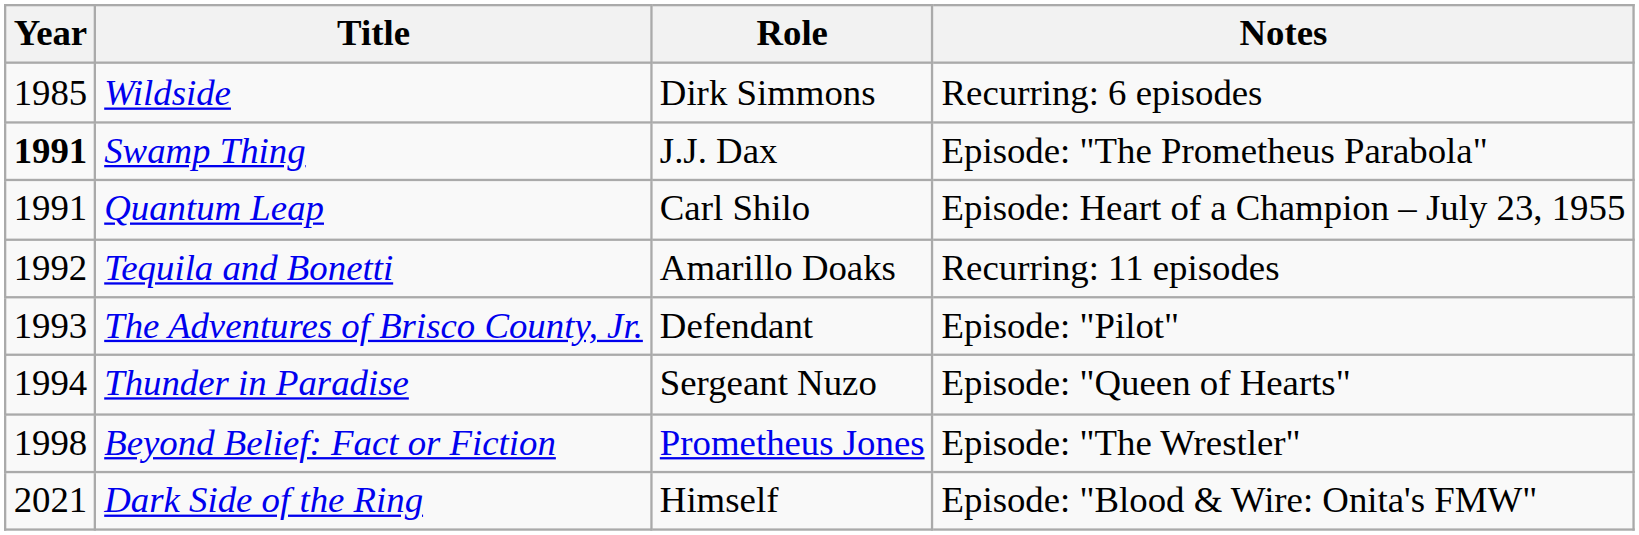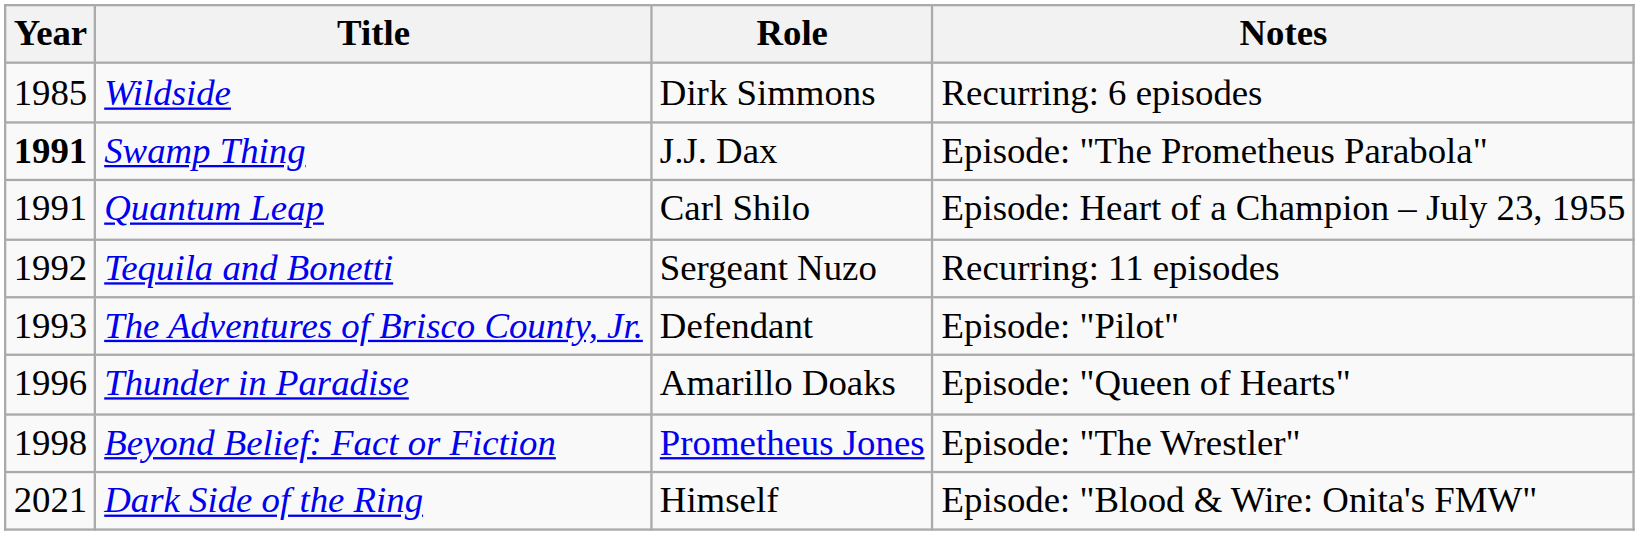(778, 267) Amarillo Doaks -> (768, 267) Sergeant Nuzo
(50, 383) 1994 -> (50, 383) 1996
(768, 383) Sergeant Nuzo -> (778, 383) Amarillo Doaks
